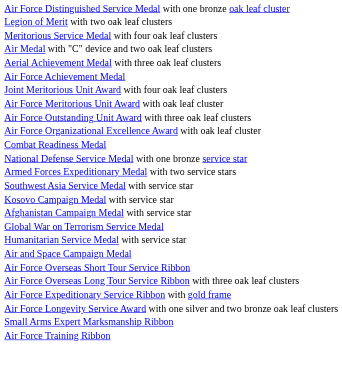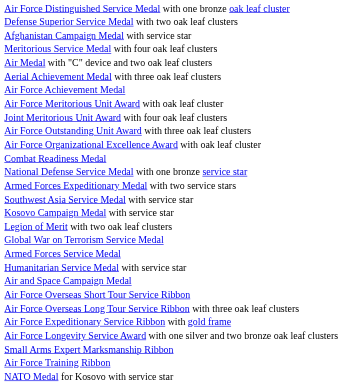+ row: (121, 22)
rows swapped: (88, 22) <-> (98, 213)
rows swapped: (116, 90) <-> (114, 104)
+ row: (63, 254)
+ row: (89, 376)
